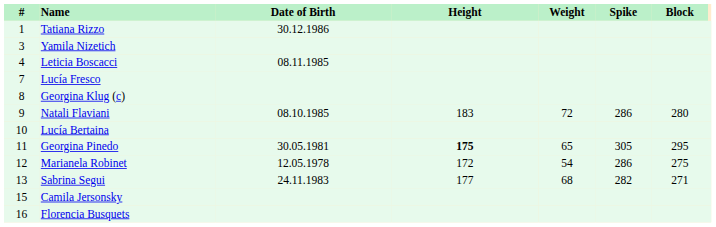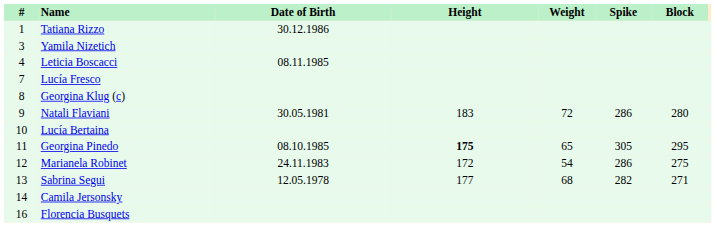(303, 113) 08.10.1985 -> (303, 113) 30.05.1981
(303, 146) 30.05.1981 -> (303, 146) 08.10.1985
(303, 163) 12.05.1978 -> (303, 163) 24.11.1983
(303, 180) 24.11.1983 -> (303, 180) 12.05.1978
(22, 197) 15 -> (22, 197) 14
